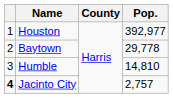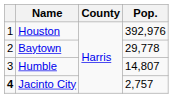(145, 31) 392,977 -> (145, 31) 392,976
(142, 66) 14,810 -> (142, 66) 14,807
